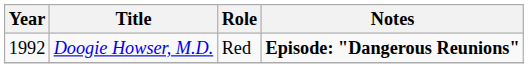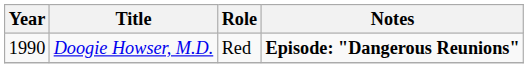(27, 47) 1992 -> (27, 47) 1990
